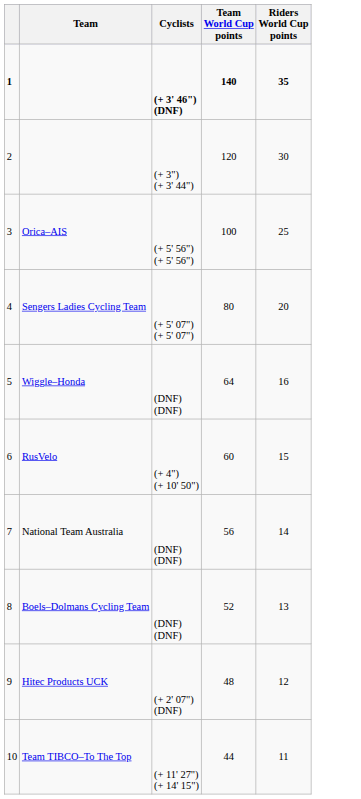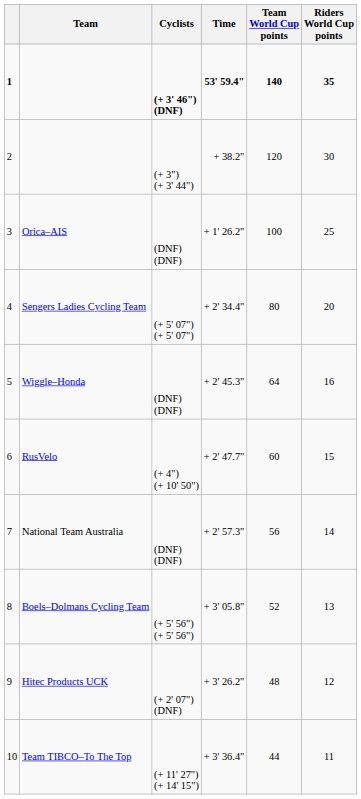+ column: (224, 24)
(174, 255) (+ 5' 56") (+ 5' 56") -> (168, 255) (DNF) (DNF)
(168, 630) (DNF) (DNF) -> (174, 630) (+ 5' 56") (+ 5' 56")
